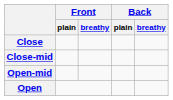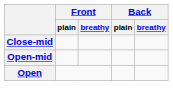- row: (30, 42)
